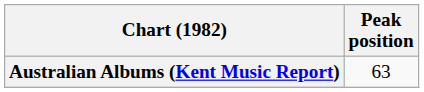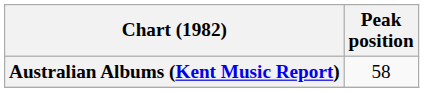(381, 71) 63 -> (381, 71) 58
